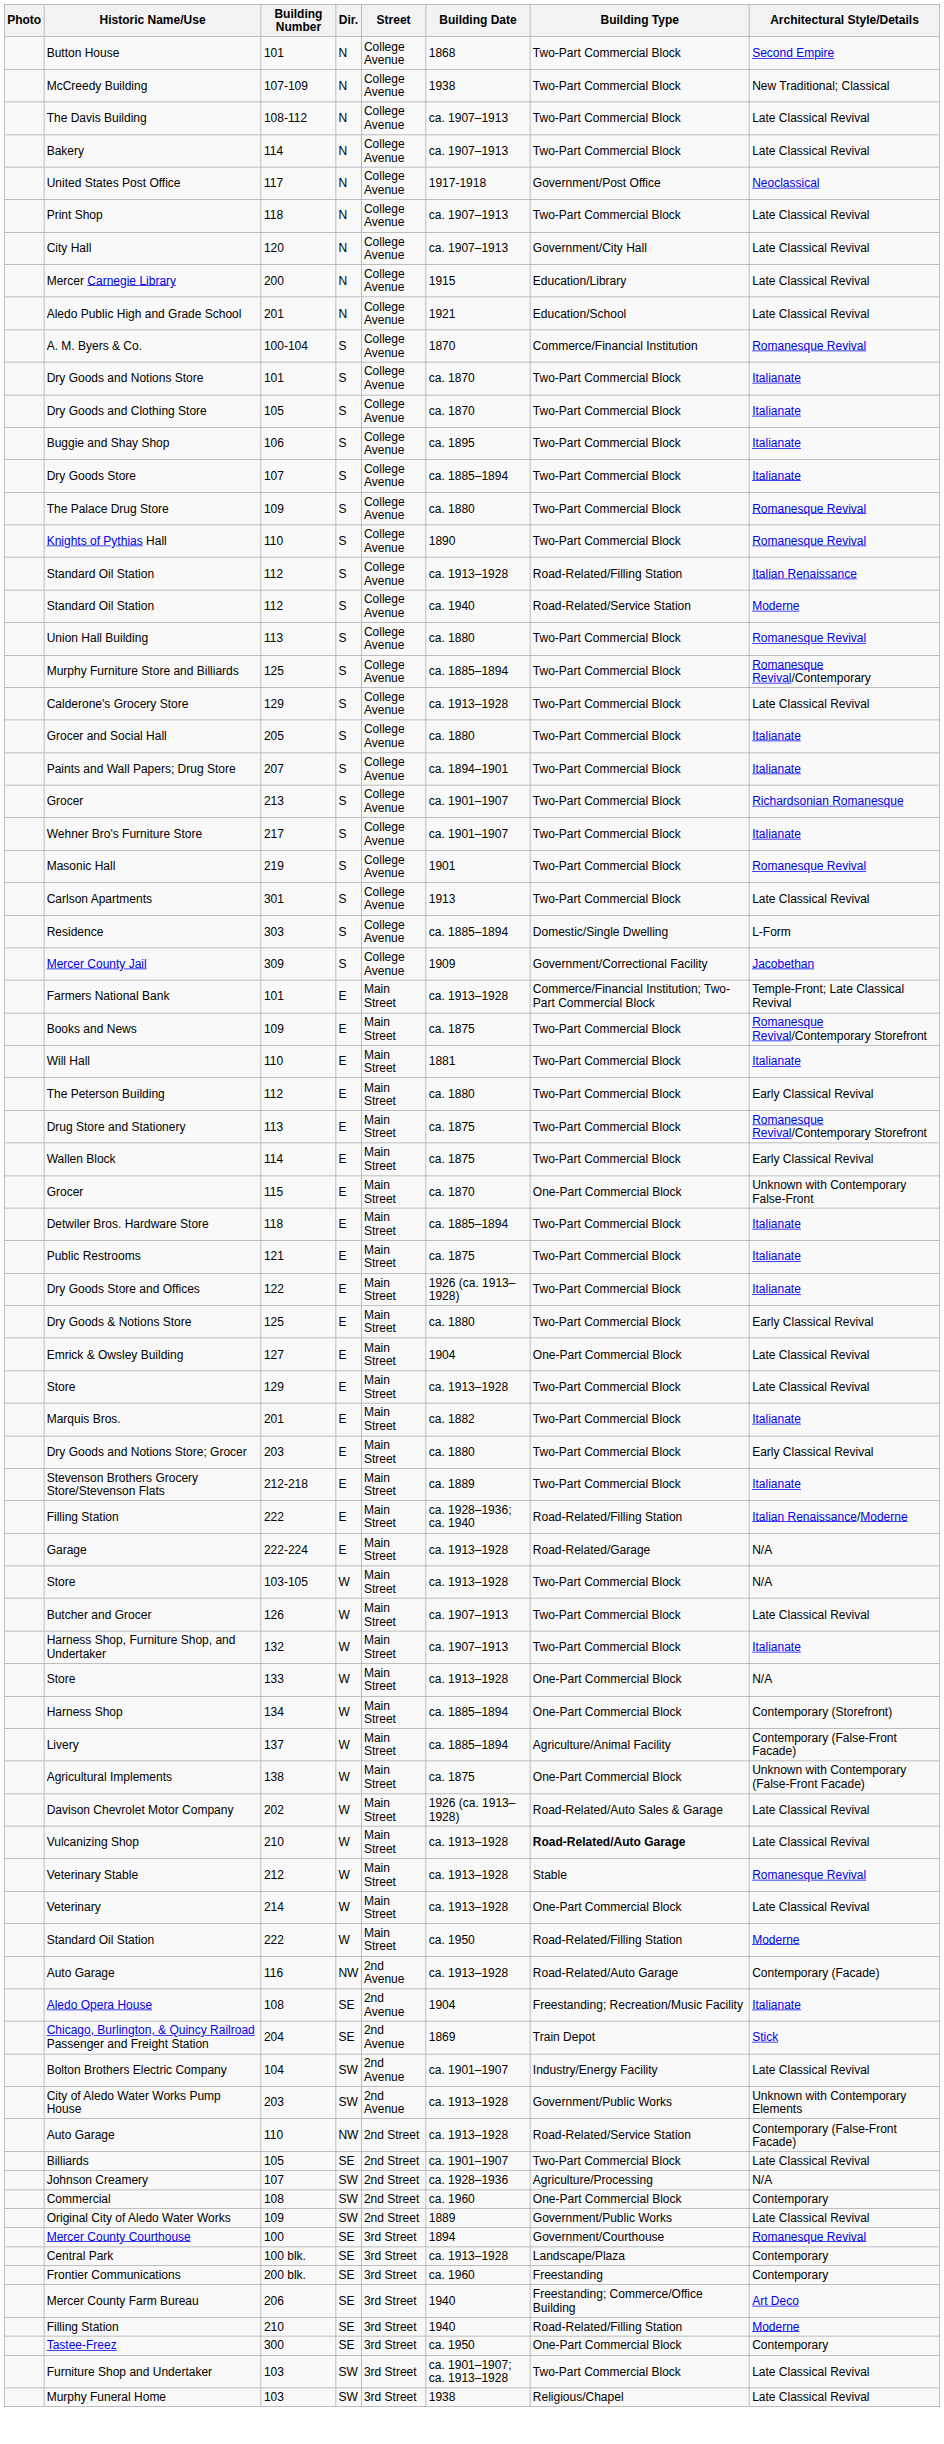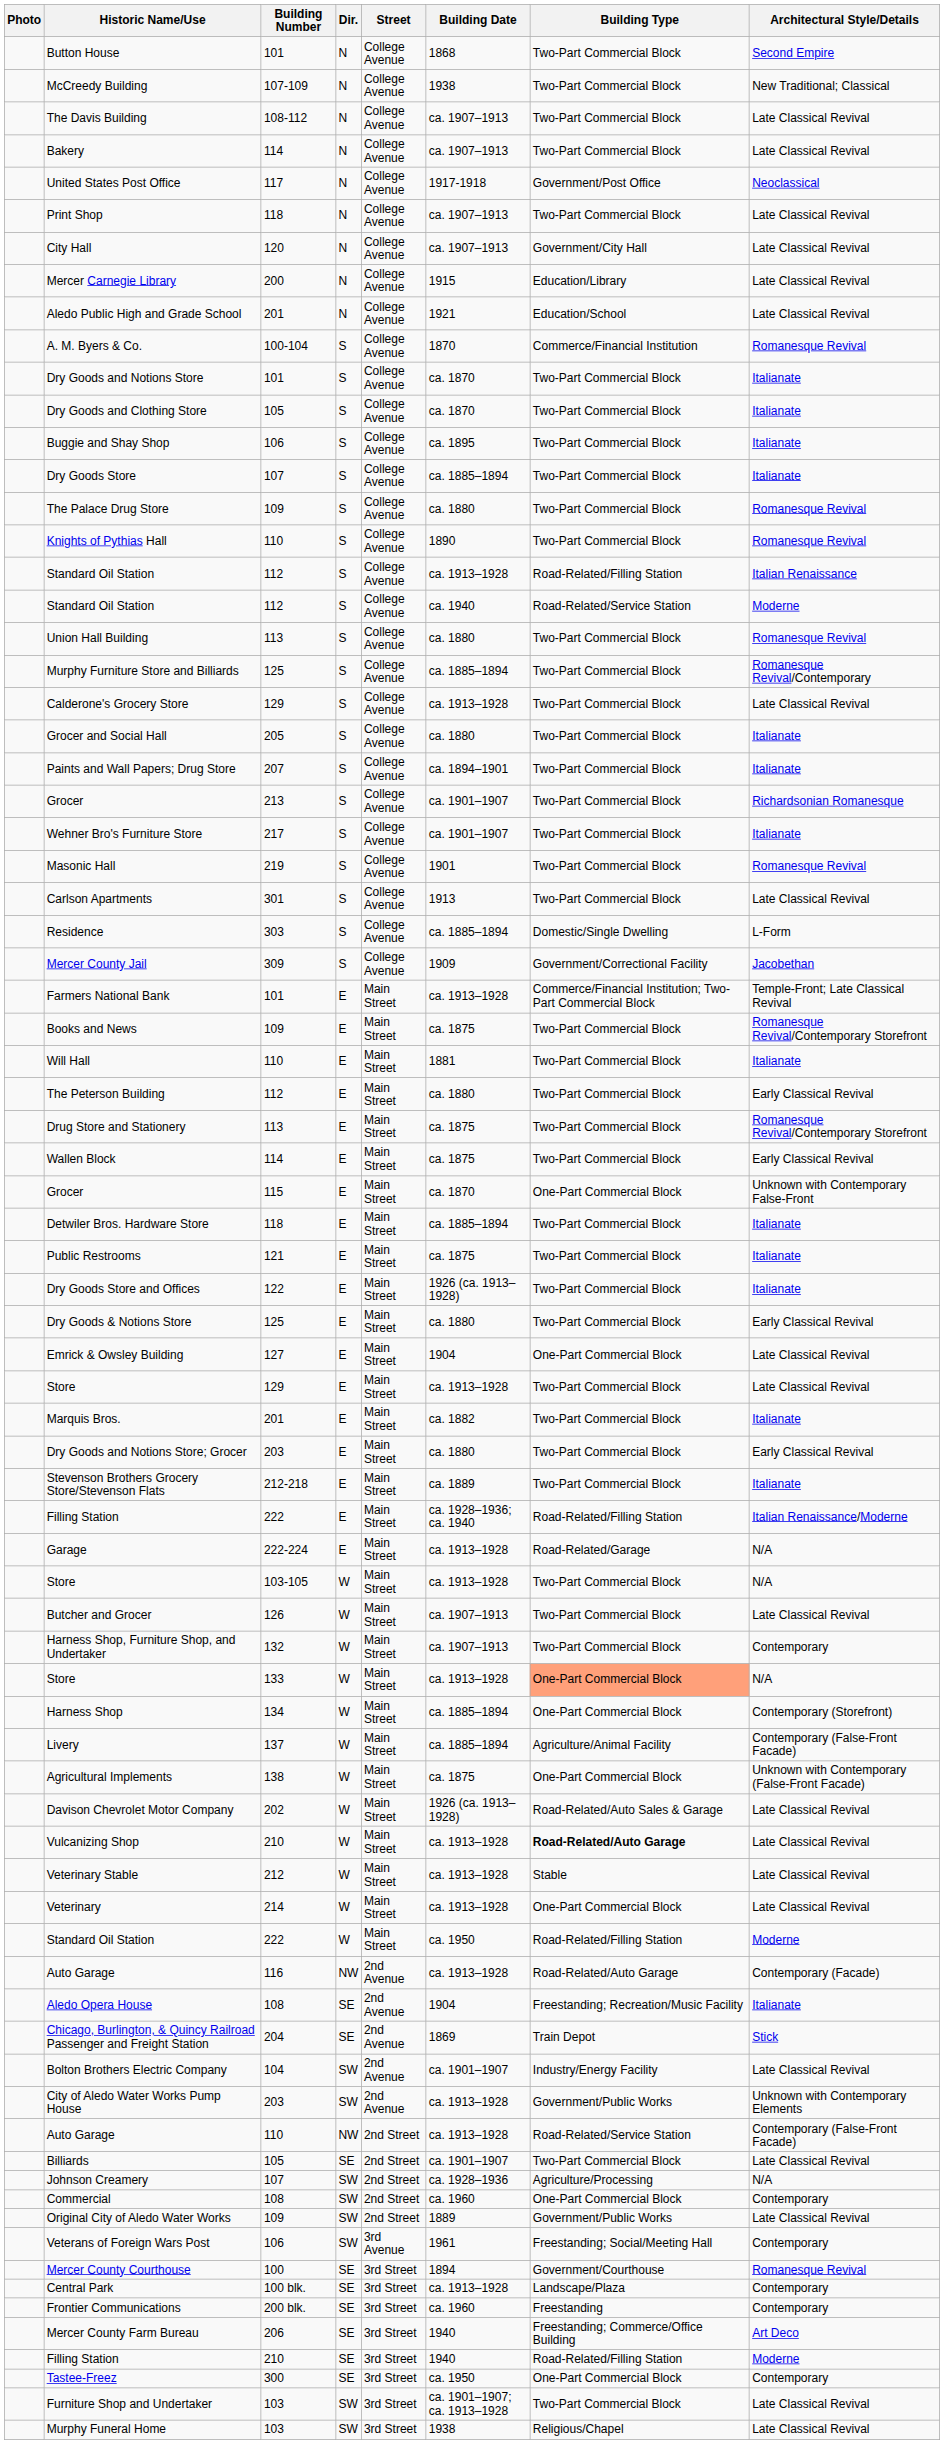(776, 1647) Italianate -> (790, 1647) Contemporary
(607, 1679) no background -> (607, 1679) lightsalmon background
(809, 1875) Romanesque Revival -> (811, 1875) Late Classical Revival
+ row: (128, 2243)
